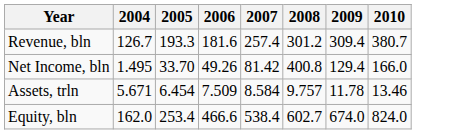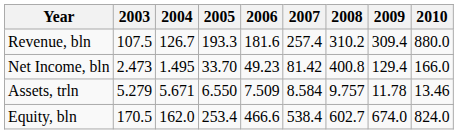+ column: (134, 16)
(304, 41) 301.2 -> (347, 41) 310.2
(389, 41) 380.7 -> (432, 41) 880.0
(219, 66) 49.26 -> (262, 66) 49.23
(177, 91) 6.454 -> (219, 91) 6.550
